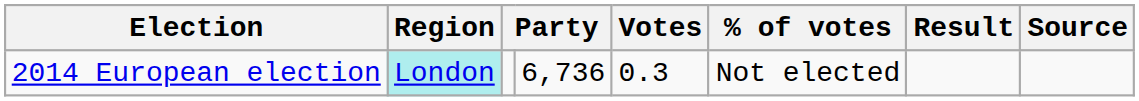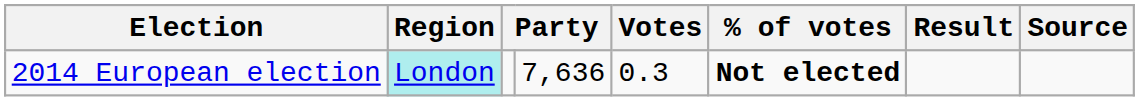(563, 73) 6,736 -> (563, 73) 7,636
(808, 73) normal -> (808, 73) bold
